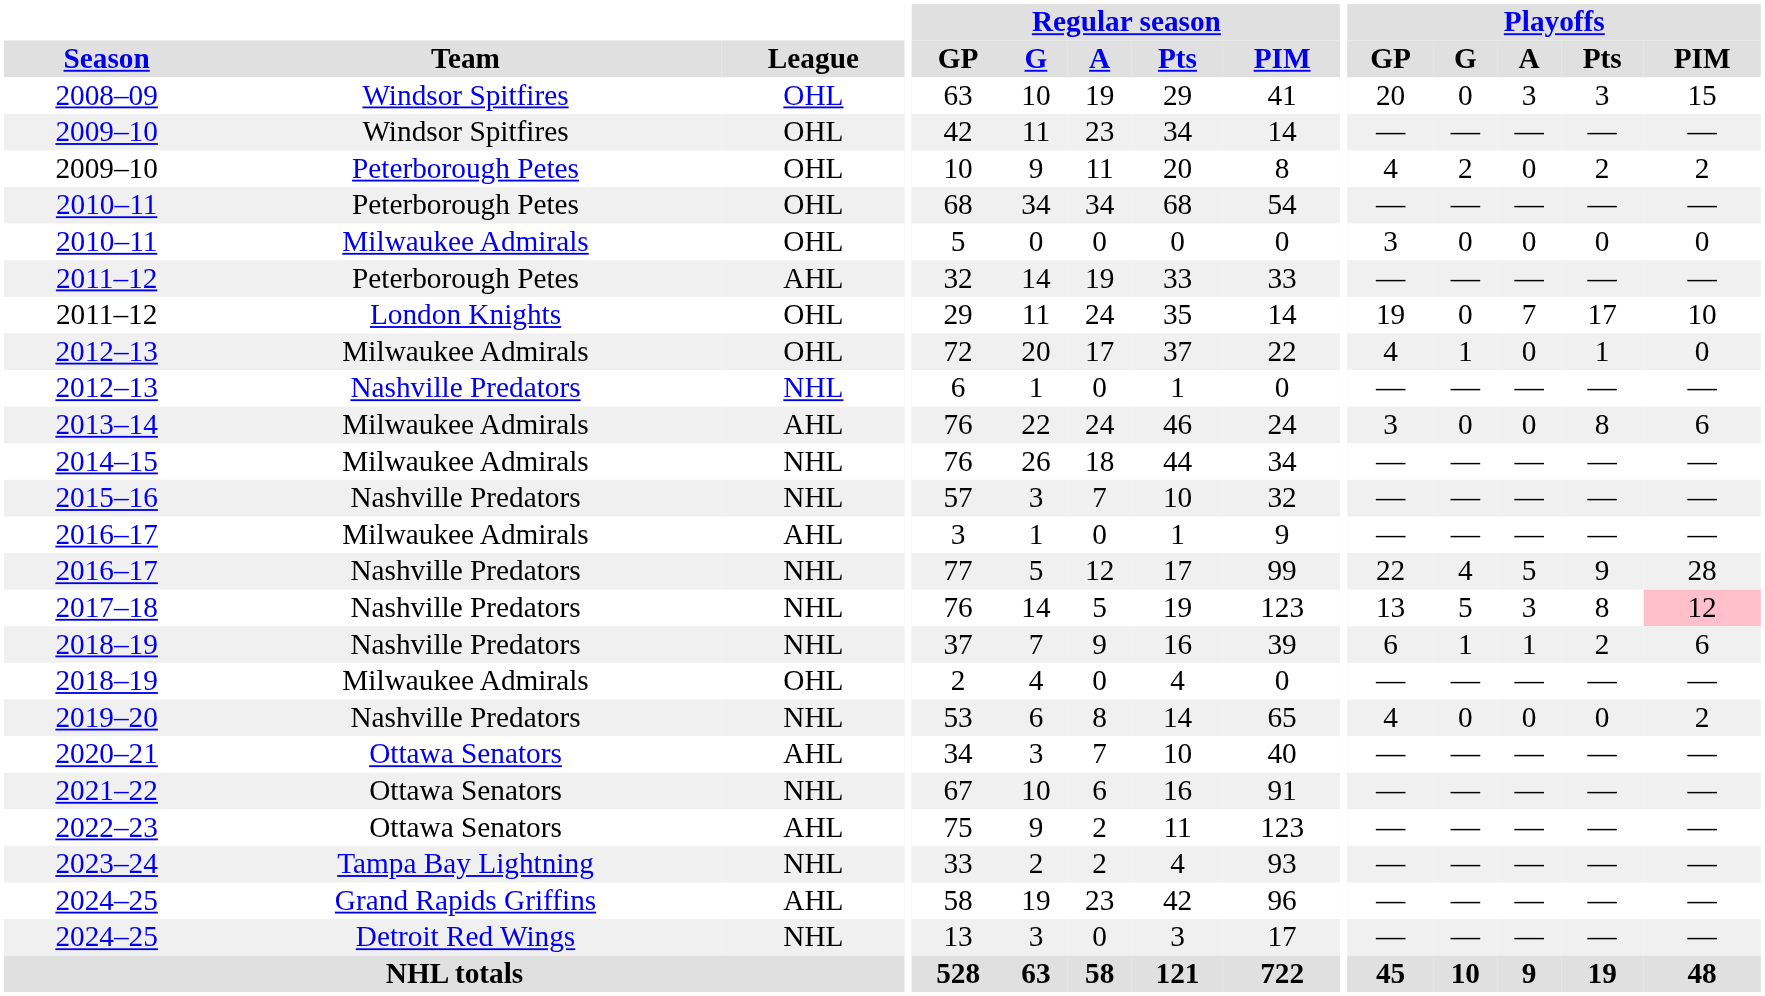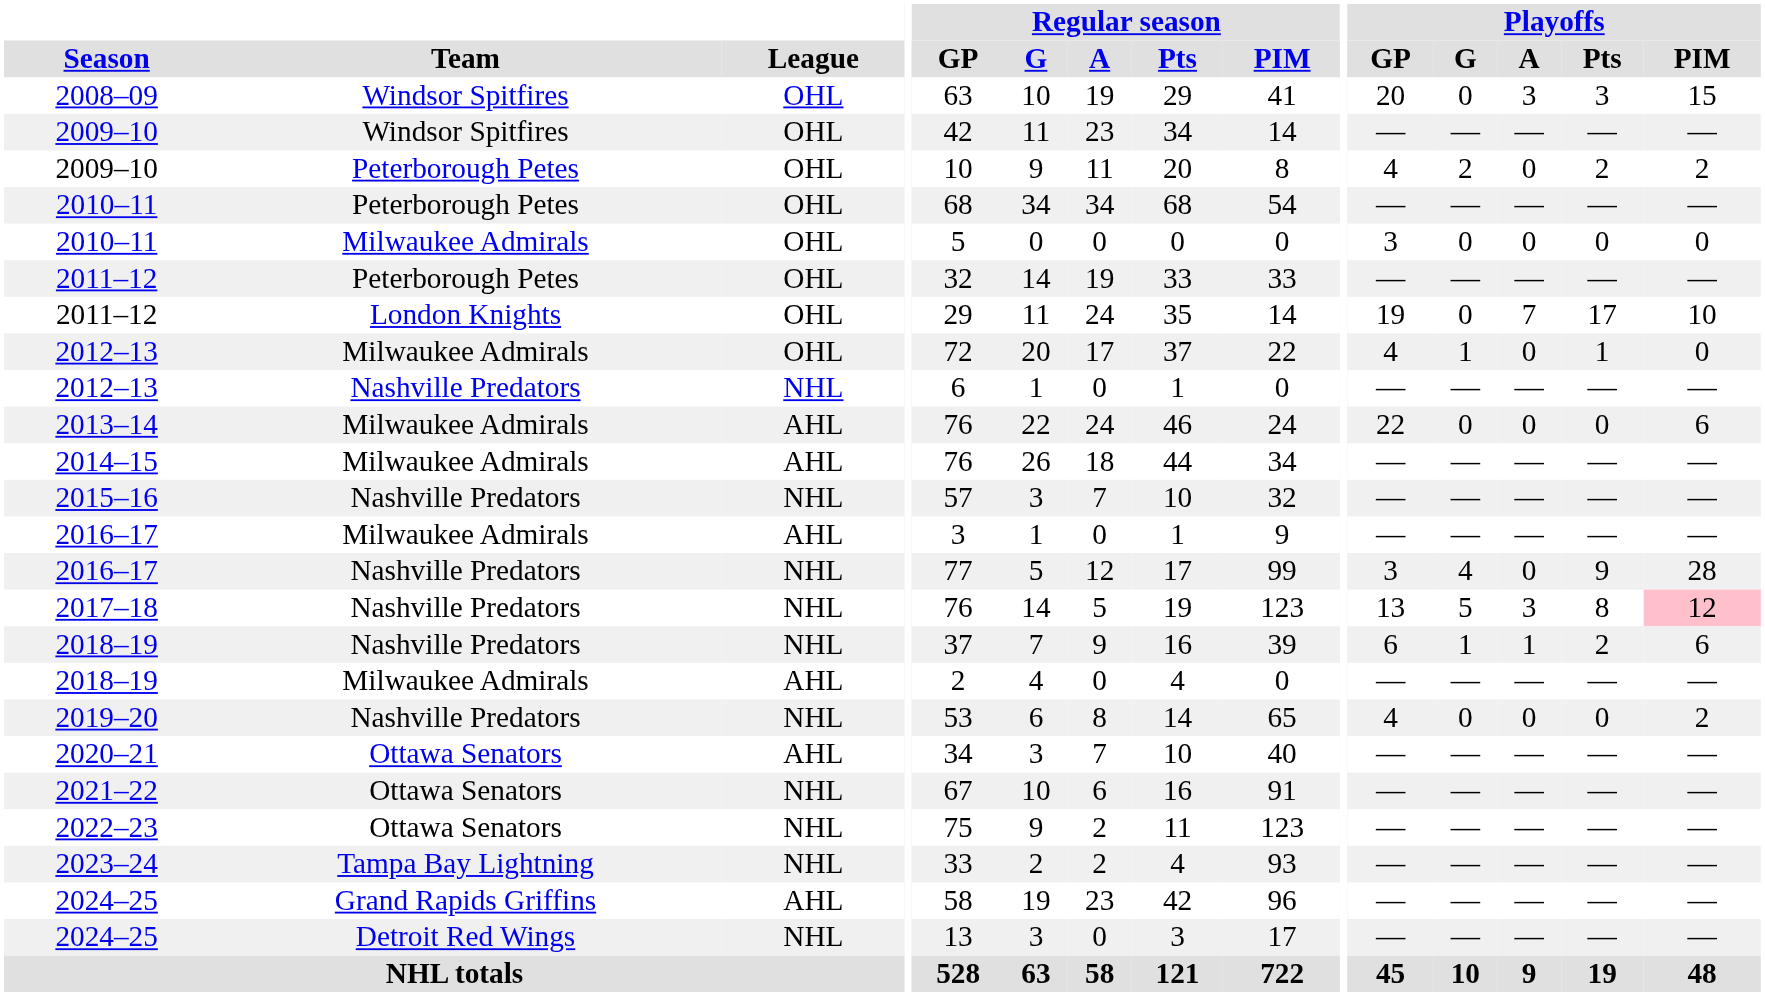(813, 278) AHL -> (813, 278) OHL
(1391, 424) 3 -> (1391, 424) 22
(1602, 424) 8 -> (1602, 424) 0
(813, 461) NHL -> (813, 461) AHL
(1391, 570) 22 -> (1391, 570) 3
(1529, 570) 5 -> (1529, 570) 0
(813, 680) OHL -> (813, 680) AHL
(813, 827) AHL -> (813, 827) NHL
